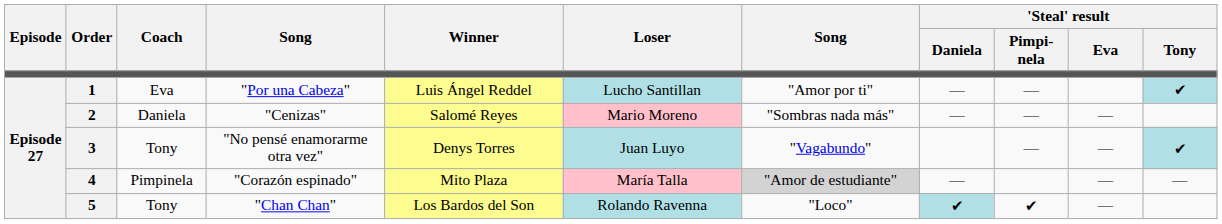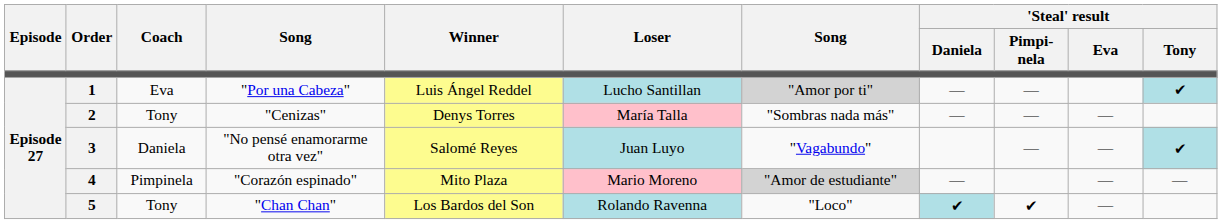(831, 90) no background -> (831, 90) lightgrey background
(162, 115) Daniela -> (162, 115) Tony
(474, 115) Salomé Reyes -> (474, 115) Denys Torres
(652, 115) Mario Moreno -> (652, 115) María Talla
(162, 148) Tony -> (162, 148) Daniela
(474, 148) Denys Torres -> (474, 148) Salomé Reyes
(652, 181) María Talla -> (652, 181) Mario Moreno
